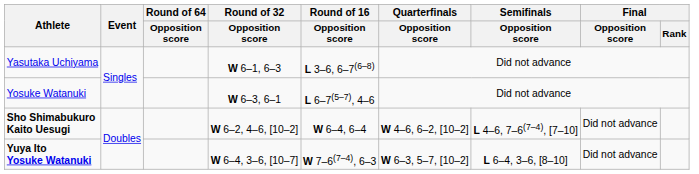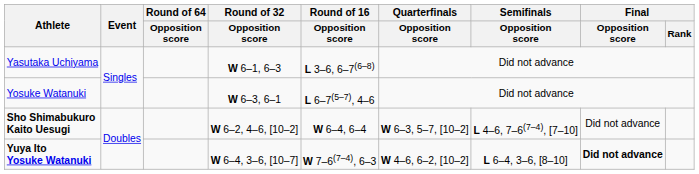(425, 130) W 4–6, 6–2, [10–2] -> (425, 130) W 6–3, 5–7, [10–2]
(425, 160) W 6–3, 5–7, [10–2] -> (425, 160) W 4–6, 6–2, [10–2]
(620, 155) normal -> (623, 155) bold
